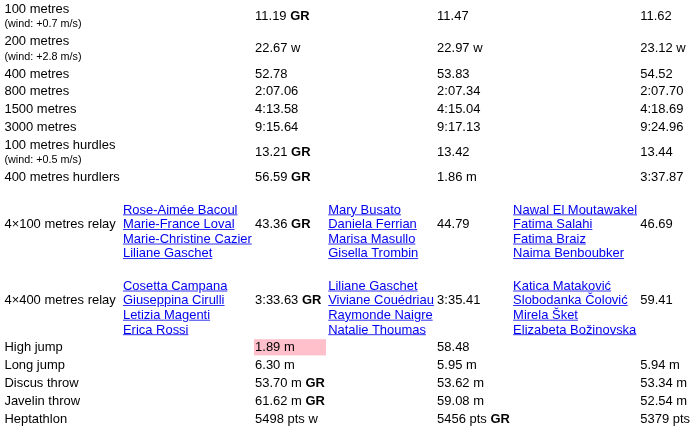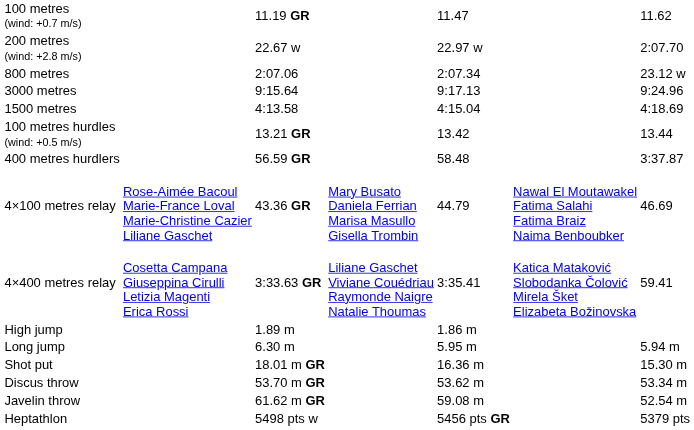(663, 48) 23.12 w -> (662, 48) 2:07.70
- row: (37, 73)
(662, 91) 2:07.70 -> (663, 73) 23.12 w
rows swapped: (40, 109) <-> (40, 127)
(457, 177) 1.86 m -> (453, 159) 58.48
(275, 347) pink background -> (275, 329) no background
(453, 347) 58.48 -> (457, 329) 1.86 m
+ row: (29, 365)
